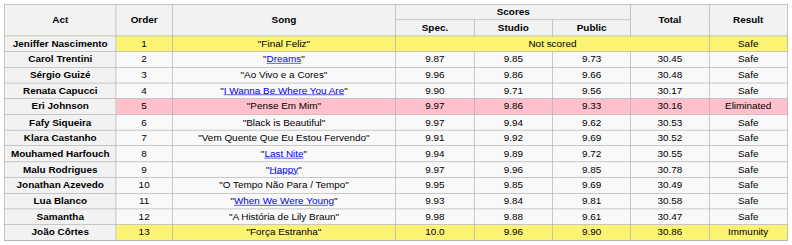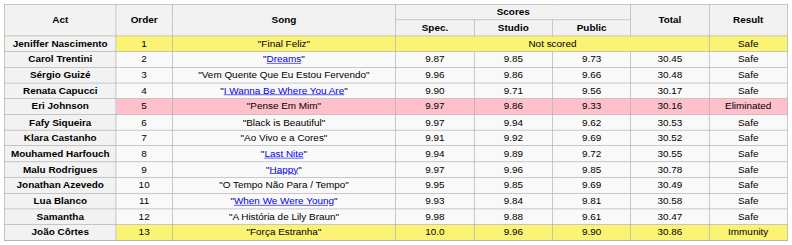(284, 75) "Ao Vivo e a Cores" -> (284, 75) "Vem Quente Que Eu Estou Fervendo"
(284, 138) "Vem Quente Que Eu Estou Fervendo" -> (284, 138) "Ao Vivo e a Cores"
